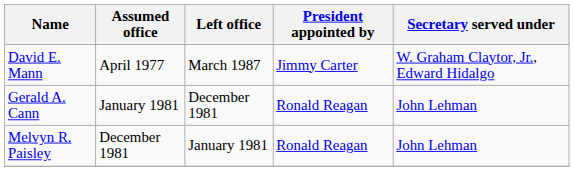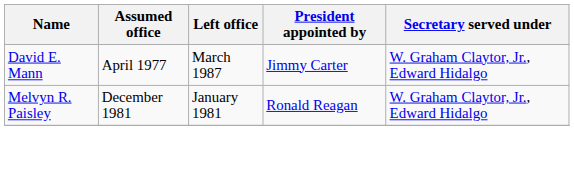- row: (37, 105)
(437, 145) John Lehman -> (460, 105) W. Graham Claytor, Jr., Edward Hidalgo
